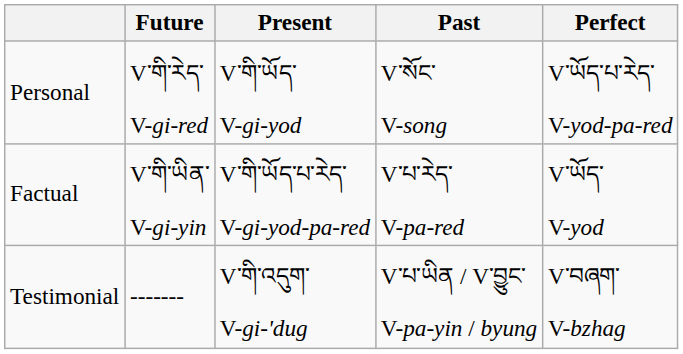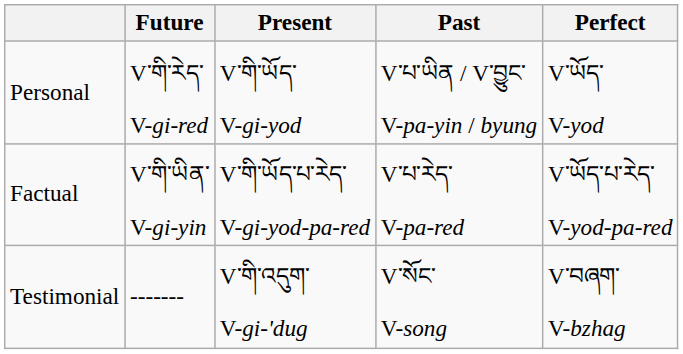(414, 98) V་སོང་ V-song -> (459, 98) V་པ་ཡིན / V་བྱུང་ V-pa-yin / byung
(610, 98) V་ཡོད་པ་རེད་ V-yod-pa-red -> (576, 98) V་ཡོད་ V-yod
(576, 200) V་ཡོད་ V-yod -> (610, 200) V་ཡོད་པ་རེད་ V-yod-pa-red
(459, 302) V་པ་ཡིན / V་བྱུང་ V-pa-yin / byung -> (414, 302) V་སོང་ V-song
